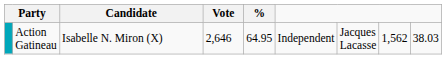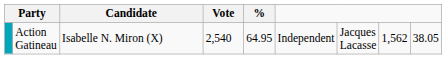(219, 38) 2,646 -> (219, 38) 2,540
(426, 38) 38.03 -> (426, 38) 38.05
